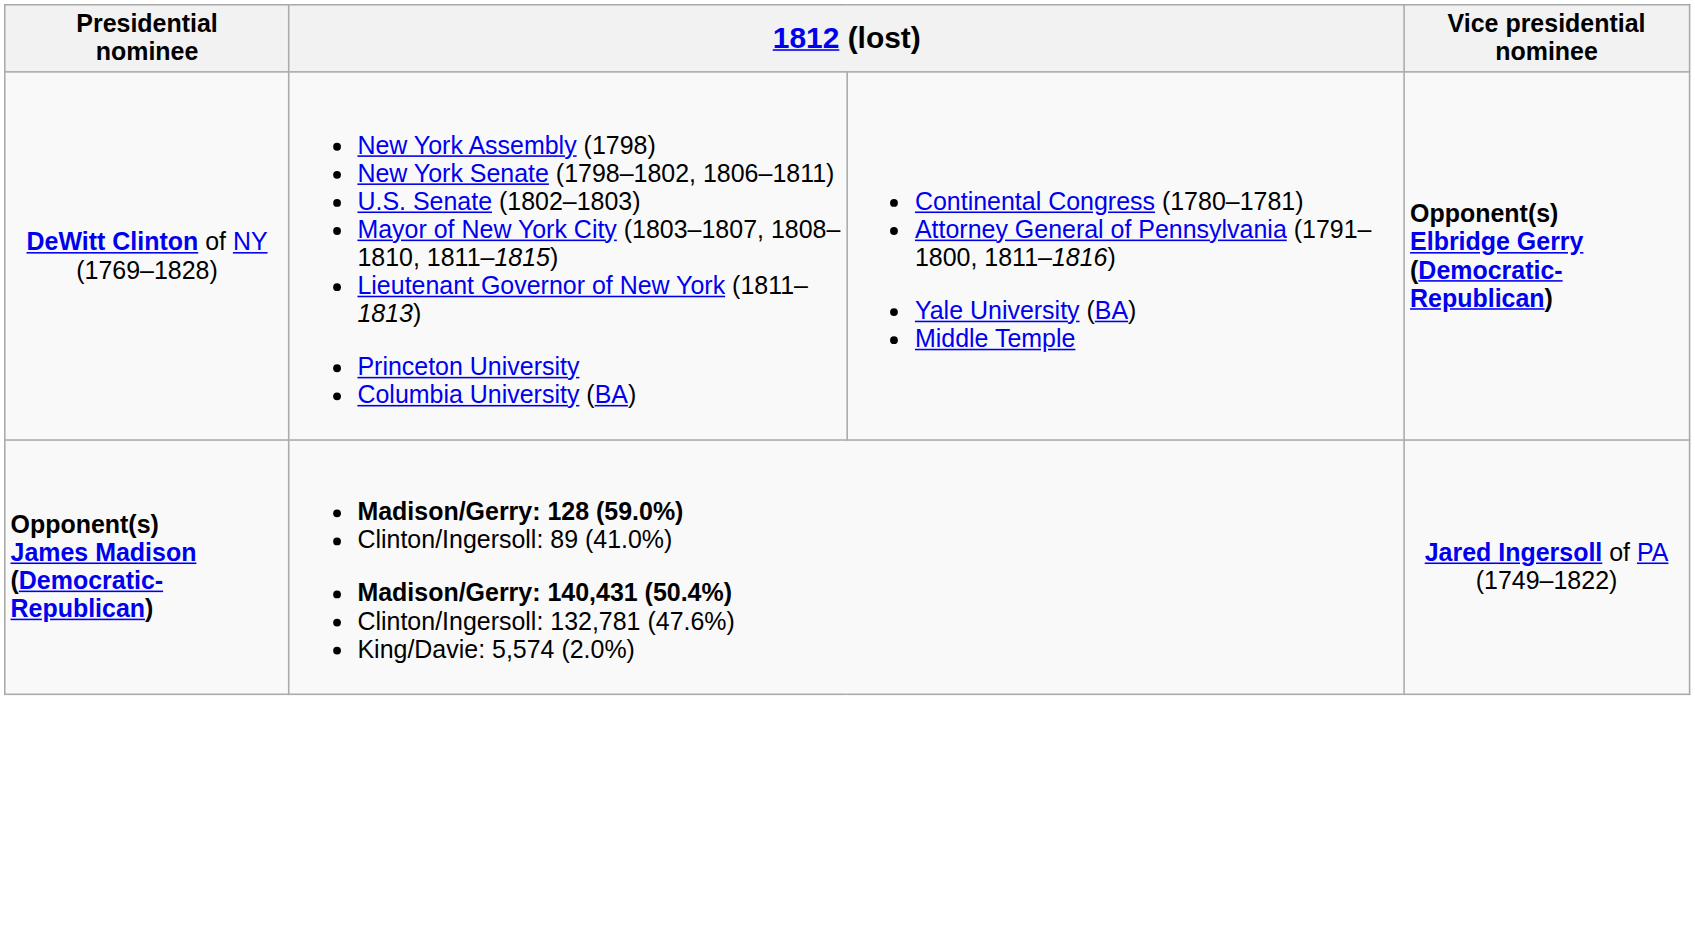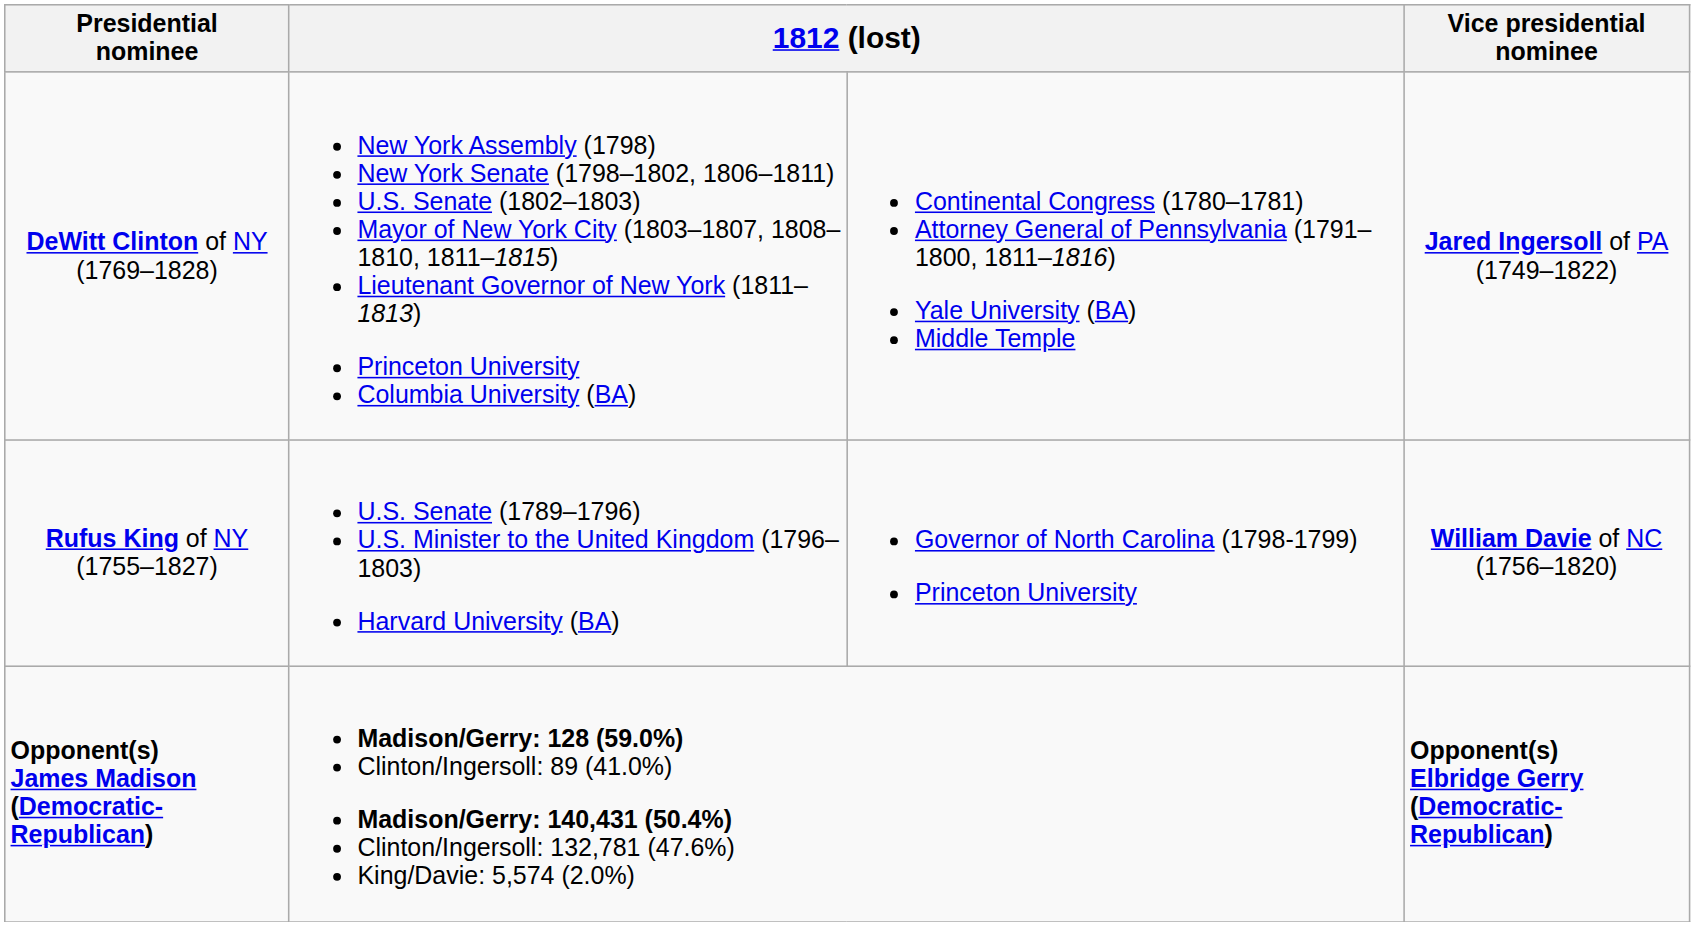(1497, 255) Opponent(s) Elbridge Gerry (Democratic-Republican) -> (1547, 255) Jared Ingersoll of PA (1749–1822)
+ row: (147, 552)
(1547, 566) Jared Ingersoll of PA (1749–1822) -> (1497, 793) Opponent(s) Elbridge Gerry (Democratic-Republican)
